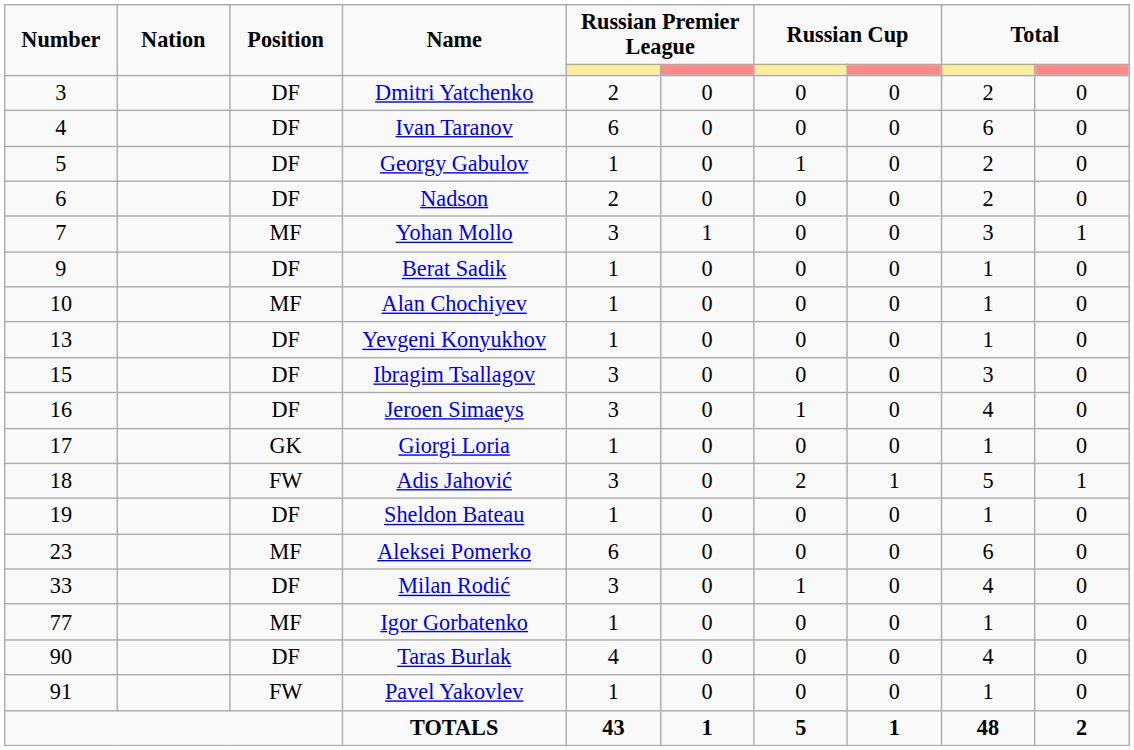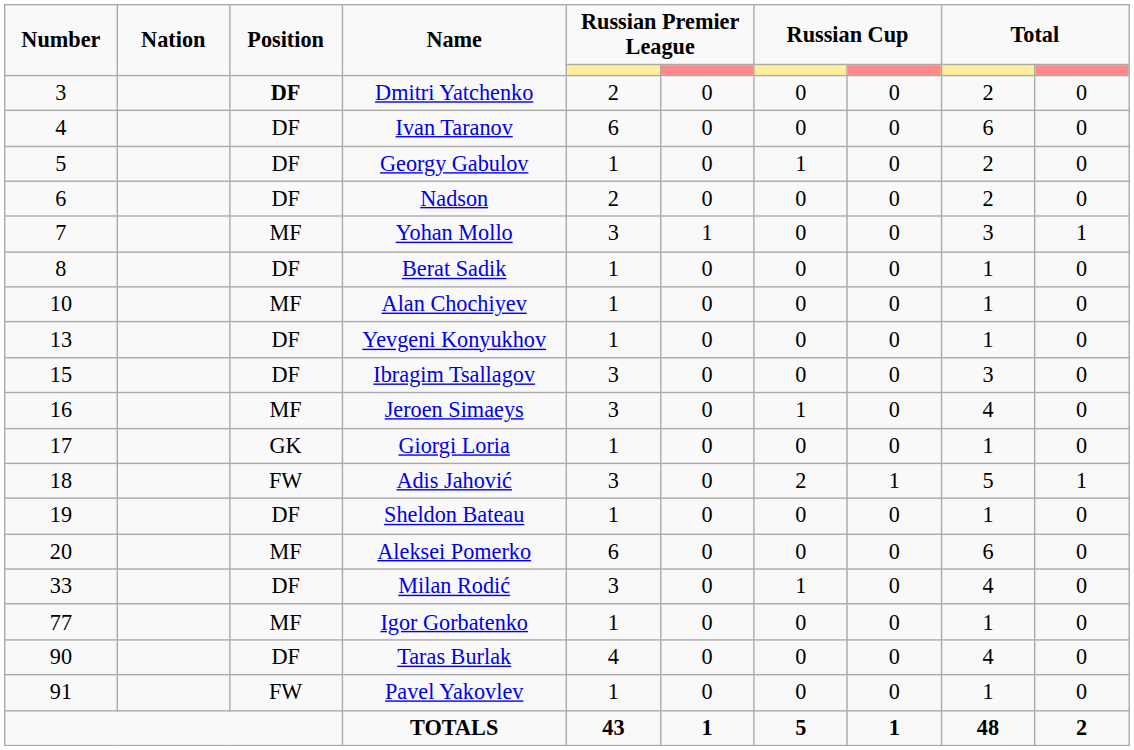(286, 92) normal -> (286, 92) bold
(61, 269) 9 -> (61, 269) 8
(286, 410) DF -> (286, 410) MF
(61, 551) 23 -> (61, 551) 20
